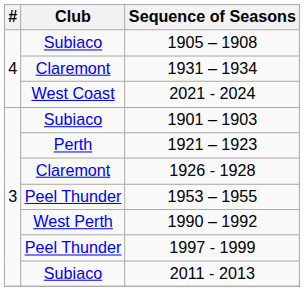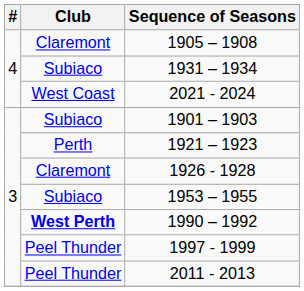(73, 42) Subiaco -> (73, 42) Claremont
(73, 68) Claremont -> (73, 68) Subiaco
(73, 196) Peel Thunder -> (73, 196) Subiaco
(73, 222) normal -> (73, 222) bold
(73, 273) Subiaco -> (73, 273) Peel Thunder
